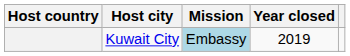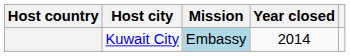(294, 39) 2019 -> (294, 39) 2014
